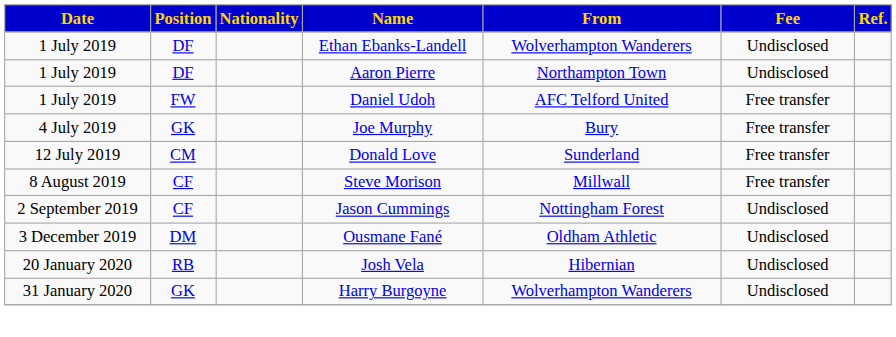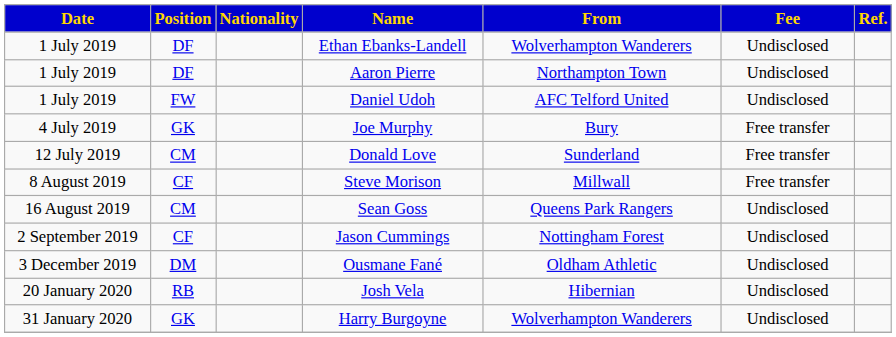(788, 100) Free transfer -> (788, 100) Undisclosed
+ row: (393, 209)
